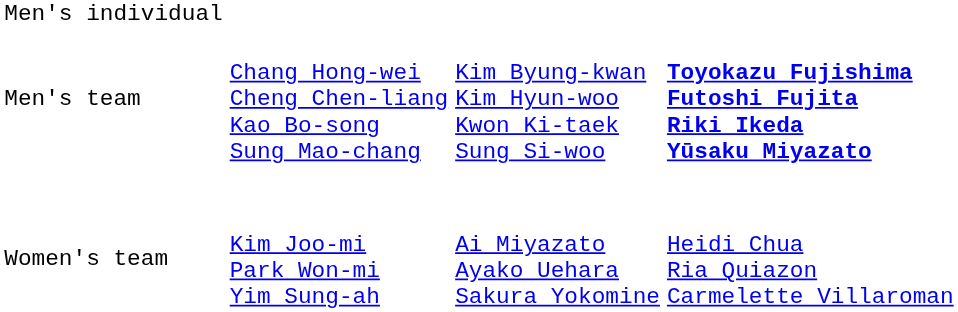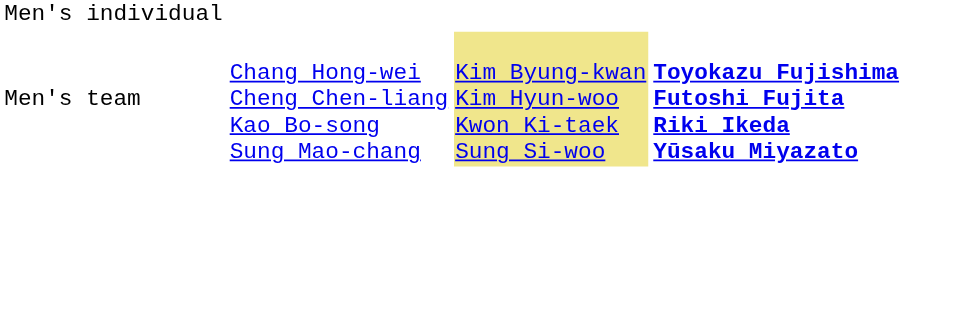(551, 112) no background -> (551, 112) khaki background
- row: (86, 258)
